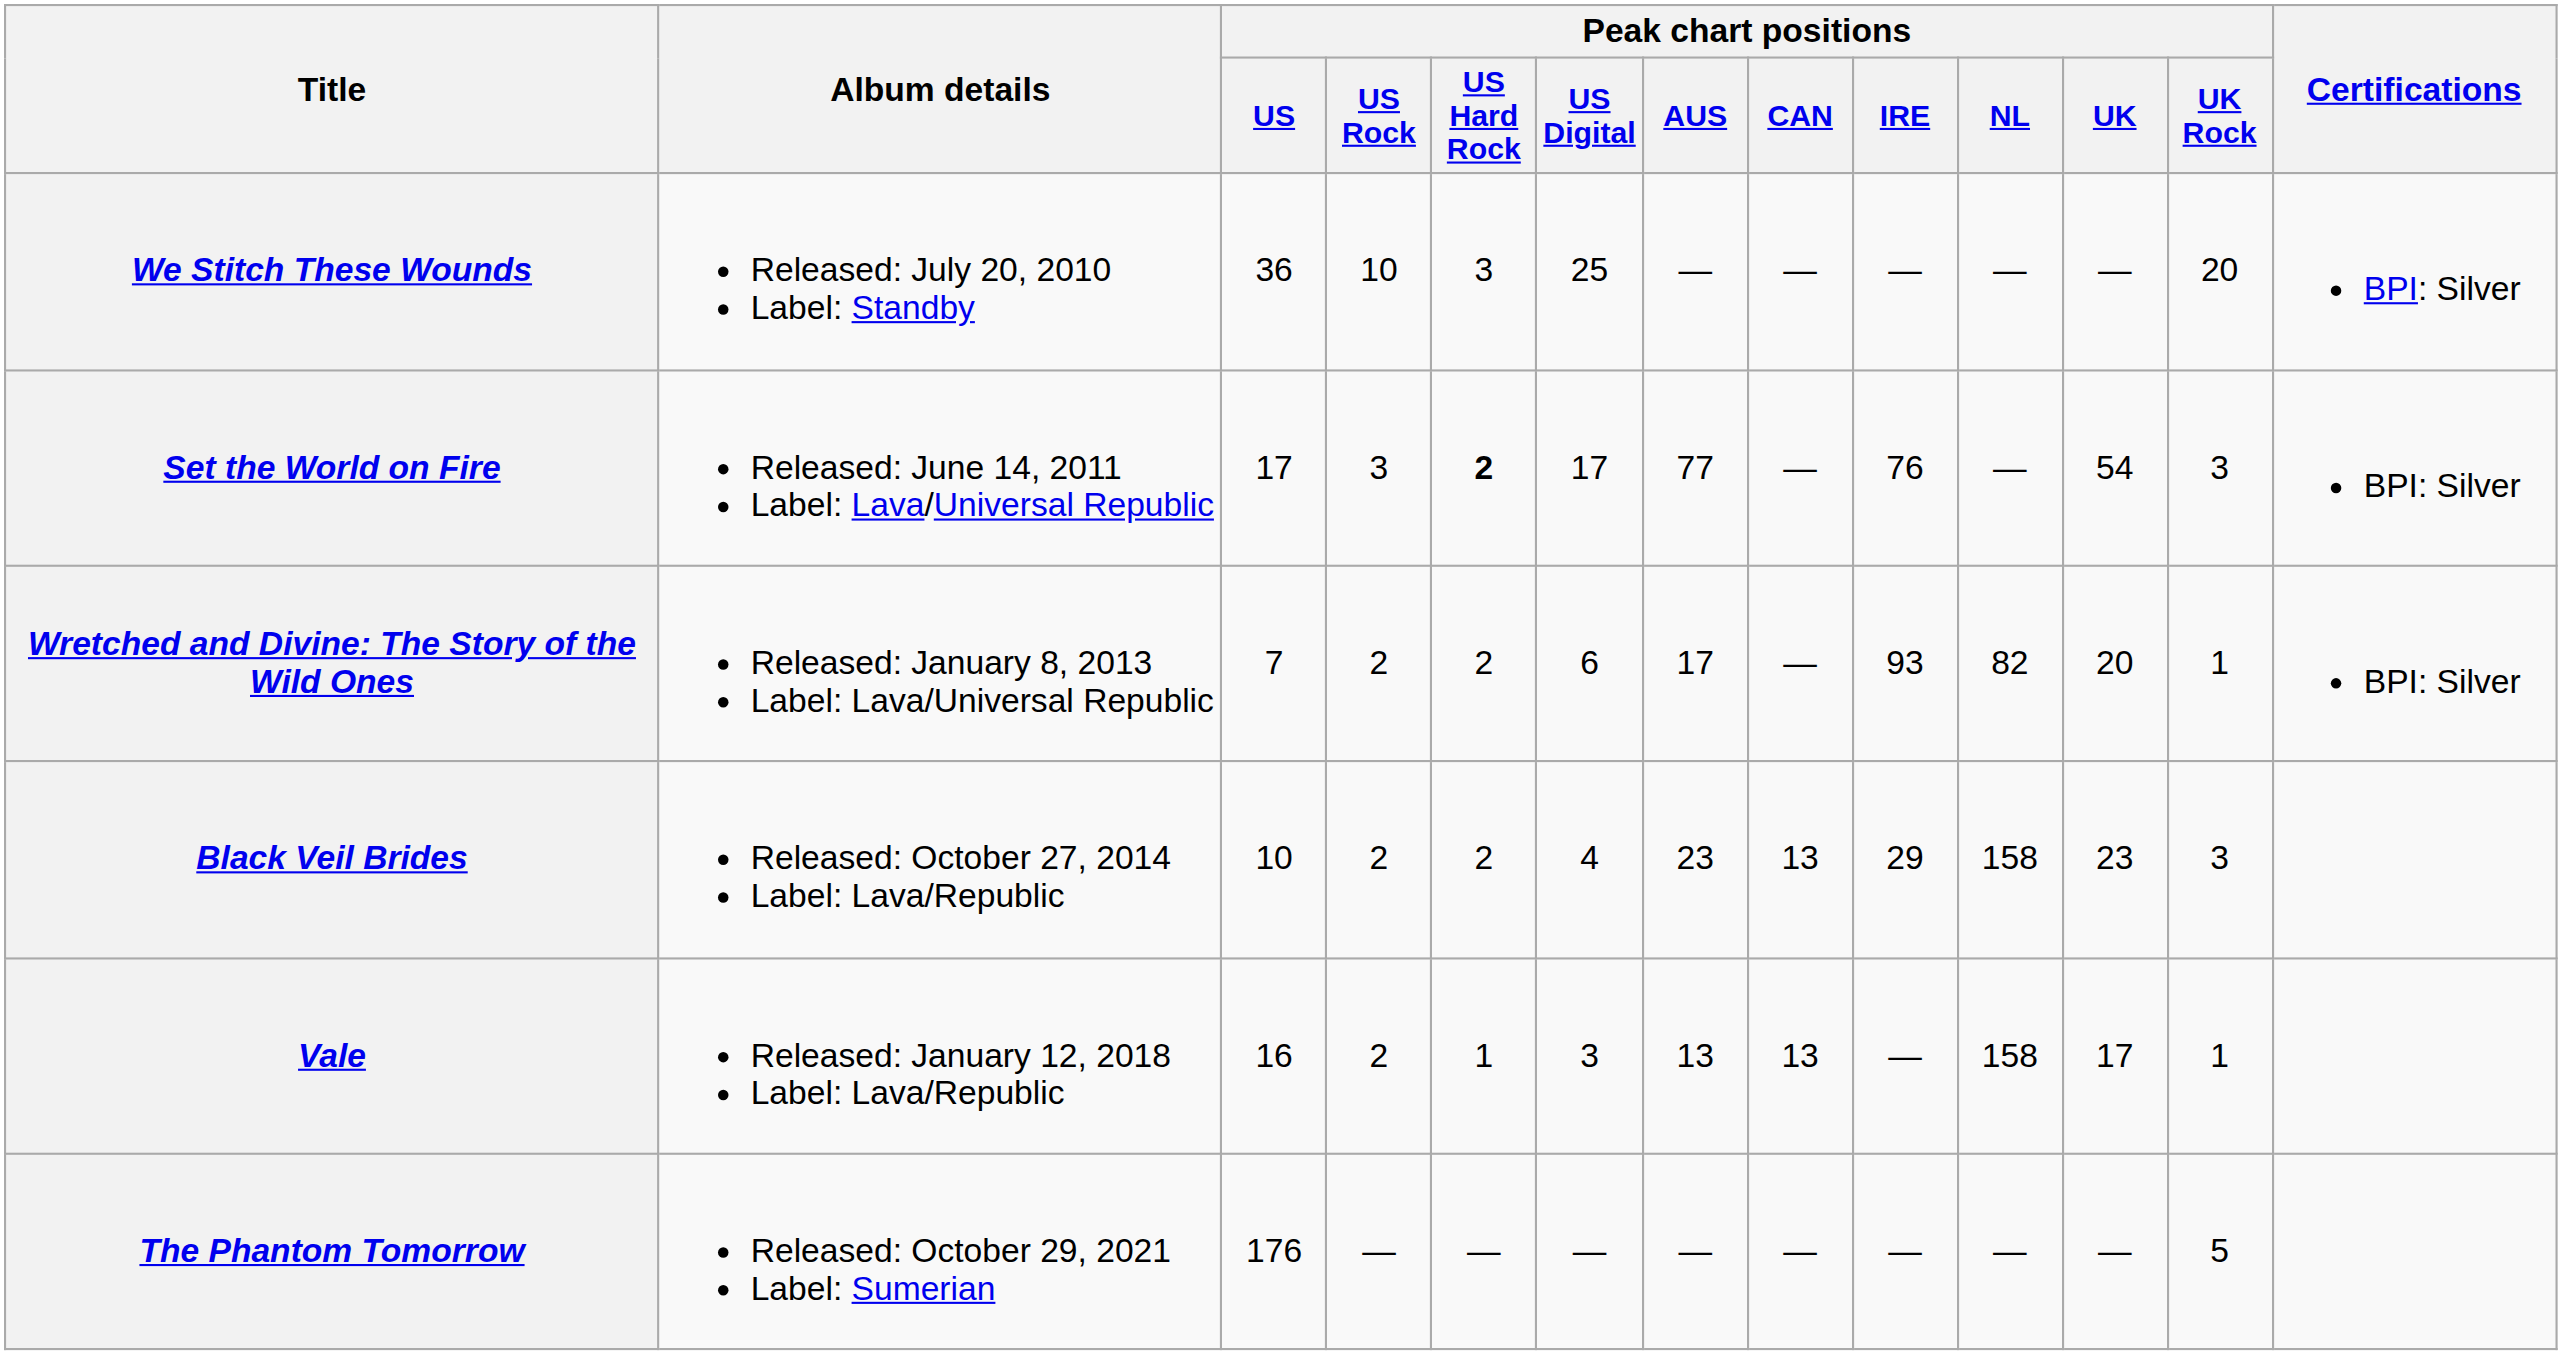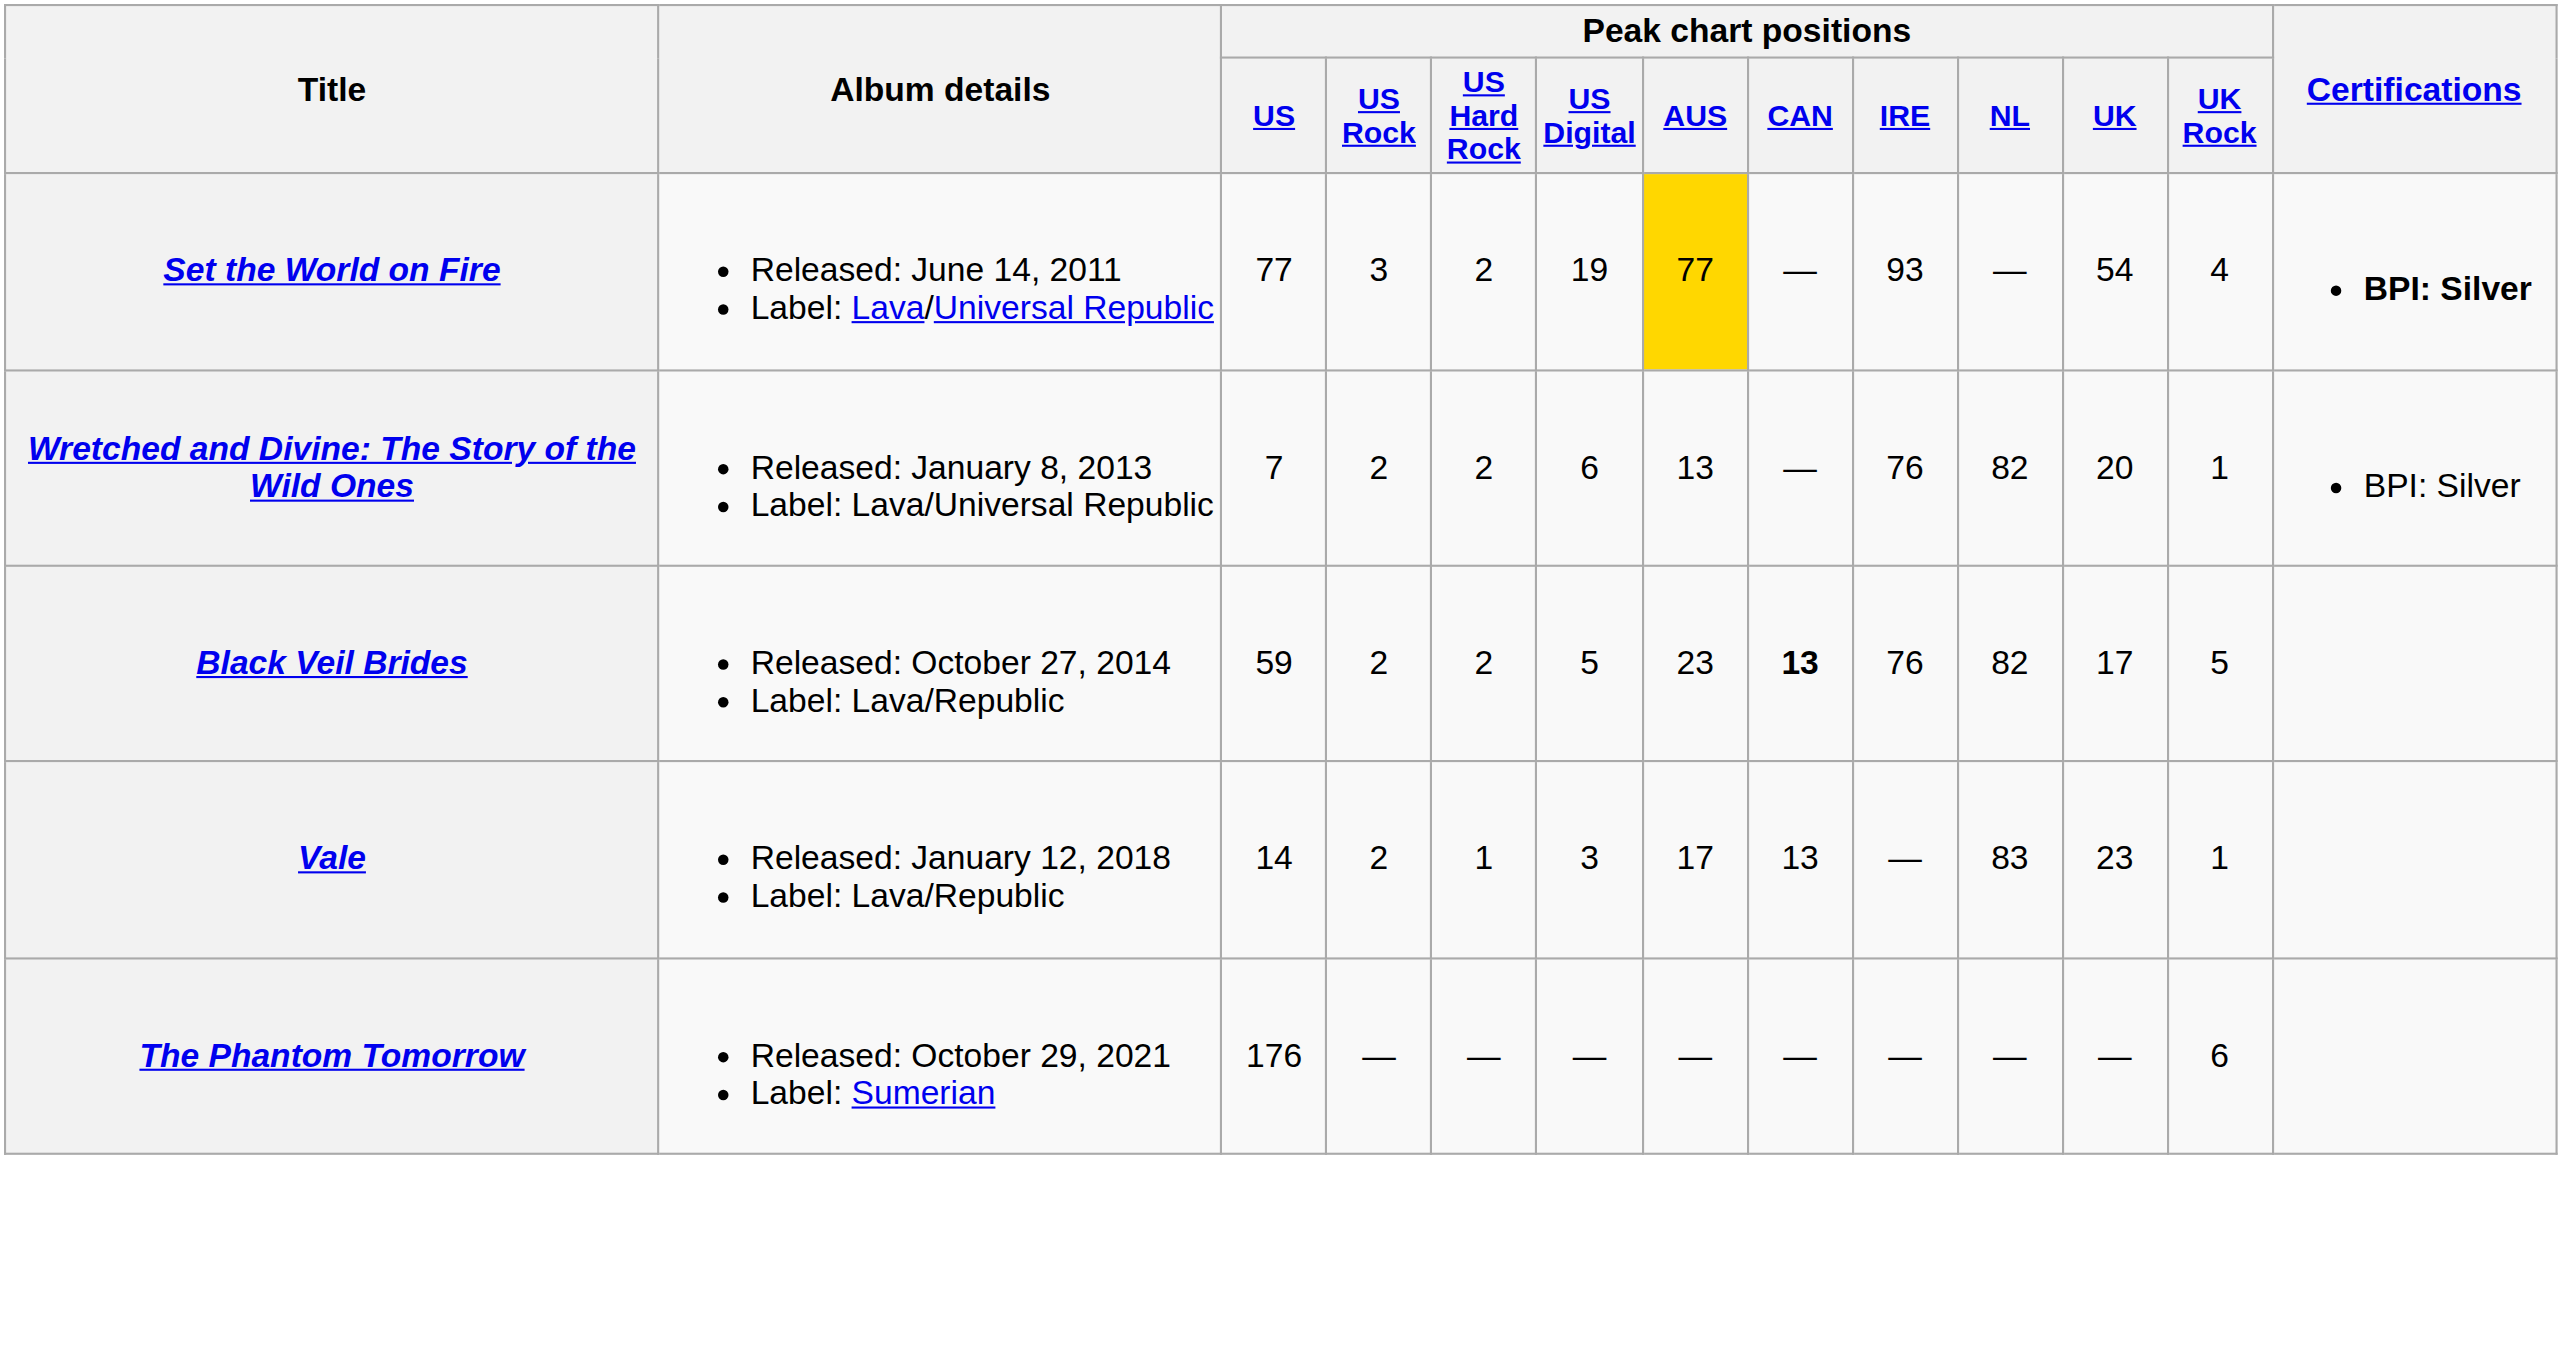- row: (332, 270)
(1274, 466) 17 -> (1274, 270) 77
(1484, 466) bold -> (1484, 270) normal
(1590, 466) 17 -> (1590, 270) 19
(1695, 466) no background -> (1695, 270) gold background
(1905, 466) 76 -> (1905, 270) 93
(2220, 466) 3 -> (2220, 270) 4
(2414, 486) normal -> (2414, 290) bold
(1695, 662) 17 -> (1695, 466) 13
(1905, 662) 93 -> (1905, 466) 76
(1274, 859) 10 -> (1274, 662) 59
(1590, 859) 4 -> (1590, 662) 5
(1800, 859) normal -> (1800, 662) bold
(1905, 859) 29 -> (1905, 662) 76
(2010, 859) 158 -> (2010, 662) 82
(2115, 859) 23 -> (2115, 662) 17
(2220, 859) 3 -> (2220, 662) 5
(1274, 1055) 16 -> (1274, 859) 14
(1695, 1055) 13 -> (1695, 859) 17
(2010, 1055) 158 -> (2010, 859) 83
(2115, 1055) 17 -> (2115, 859) 23
(2220, 1251) 5 -> (2220, 1055) 6
